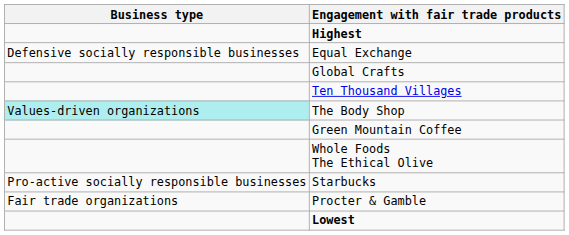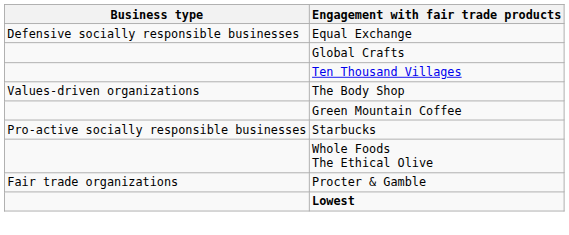- row: (337, 33)
(103, 110) paleturquoise background -> (103, 91) no background
rows swapped: (344, 182) <-> (373, 156)
